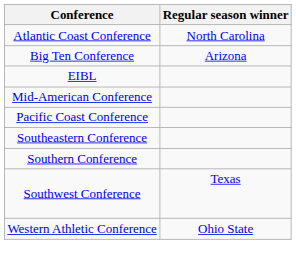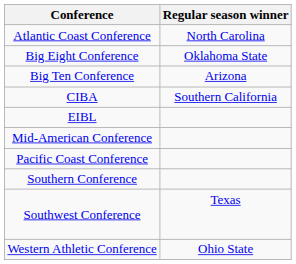+ row: (82, 55)
+ row: (82, 96)
- row: (82, 138)
